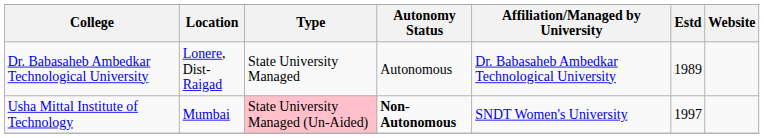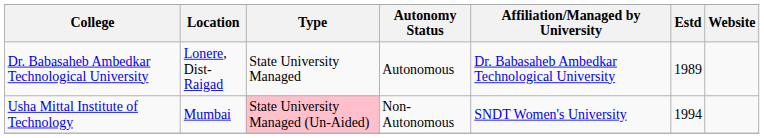(418, 114) bold -> (418, 114) normal
(688, 114) 1997 -> (688, 114) 1994
